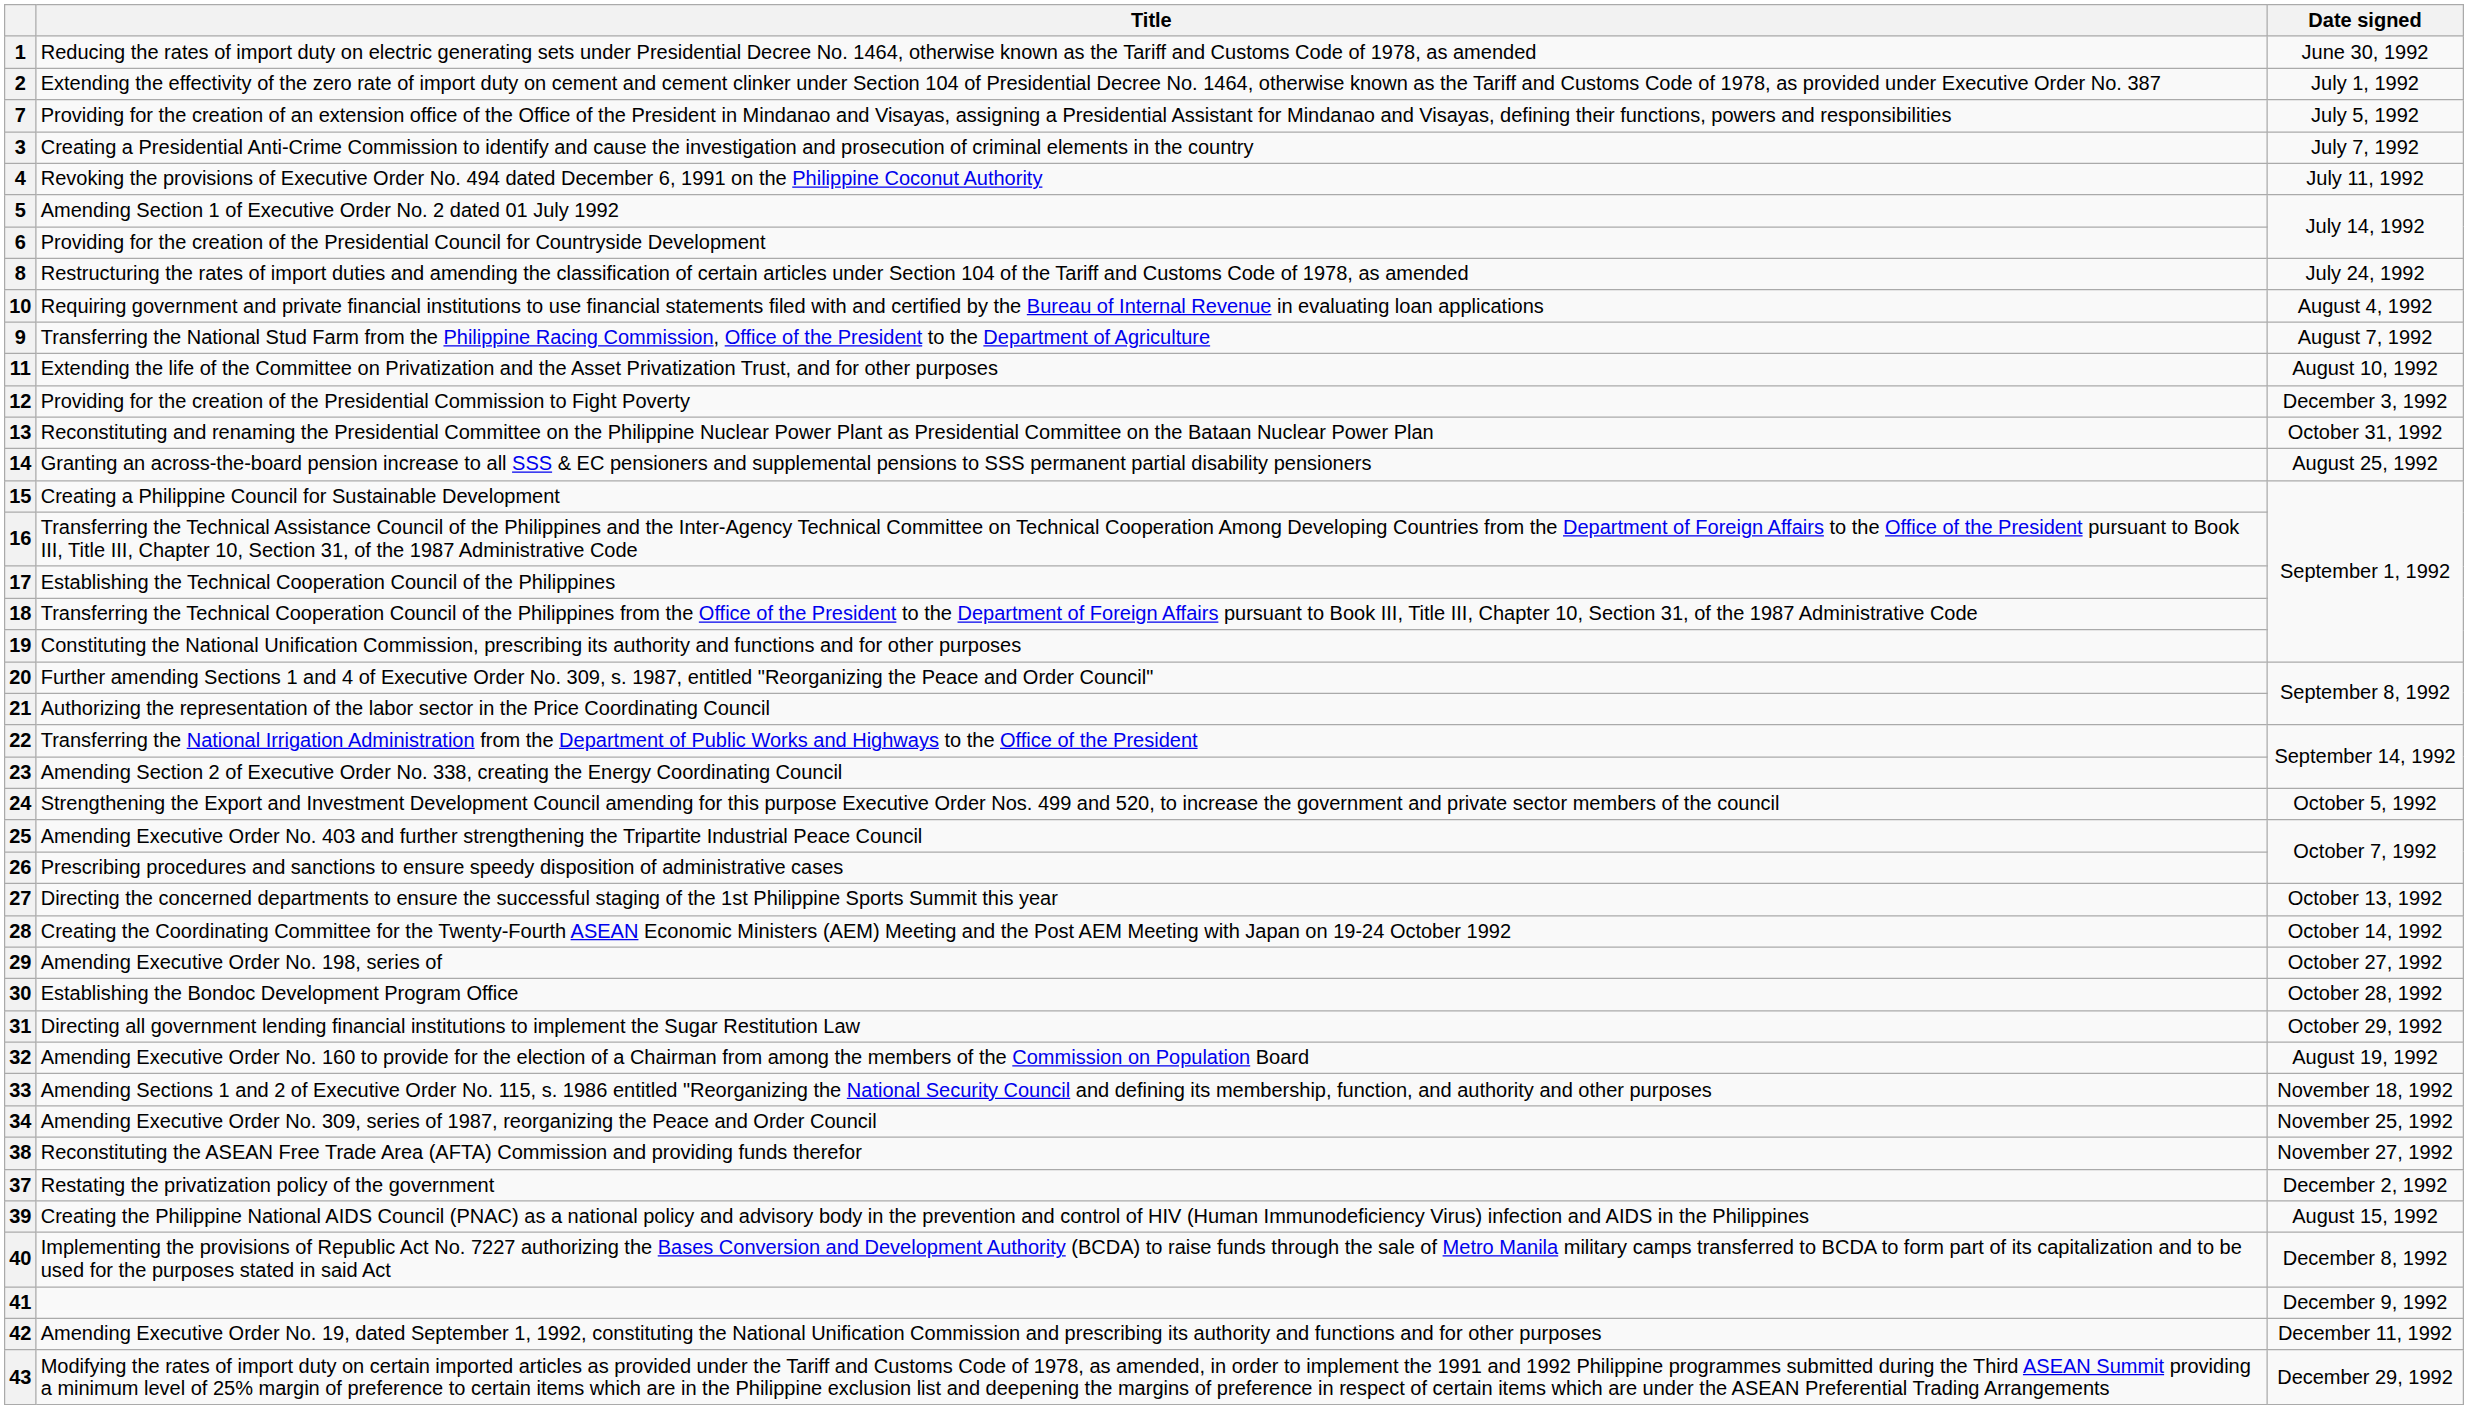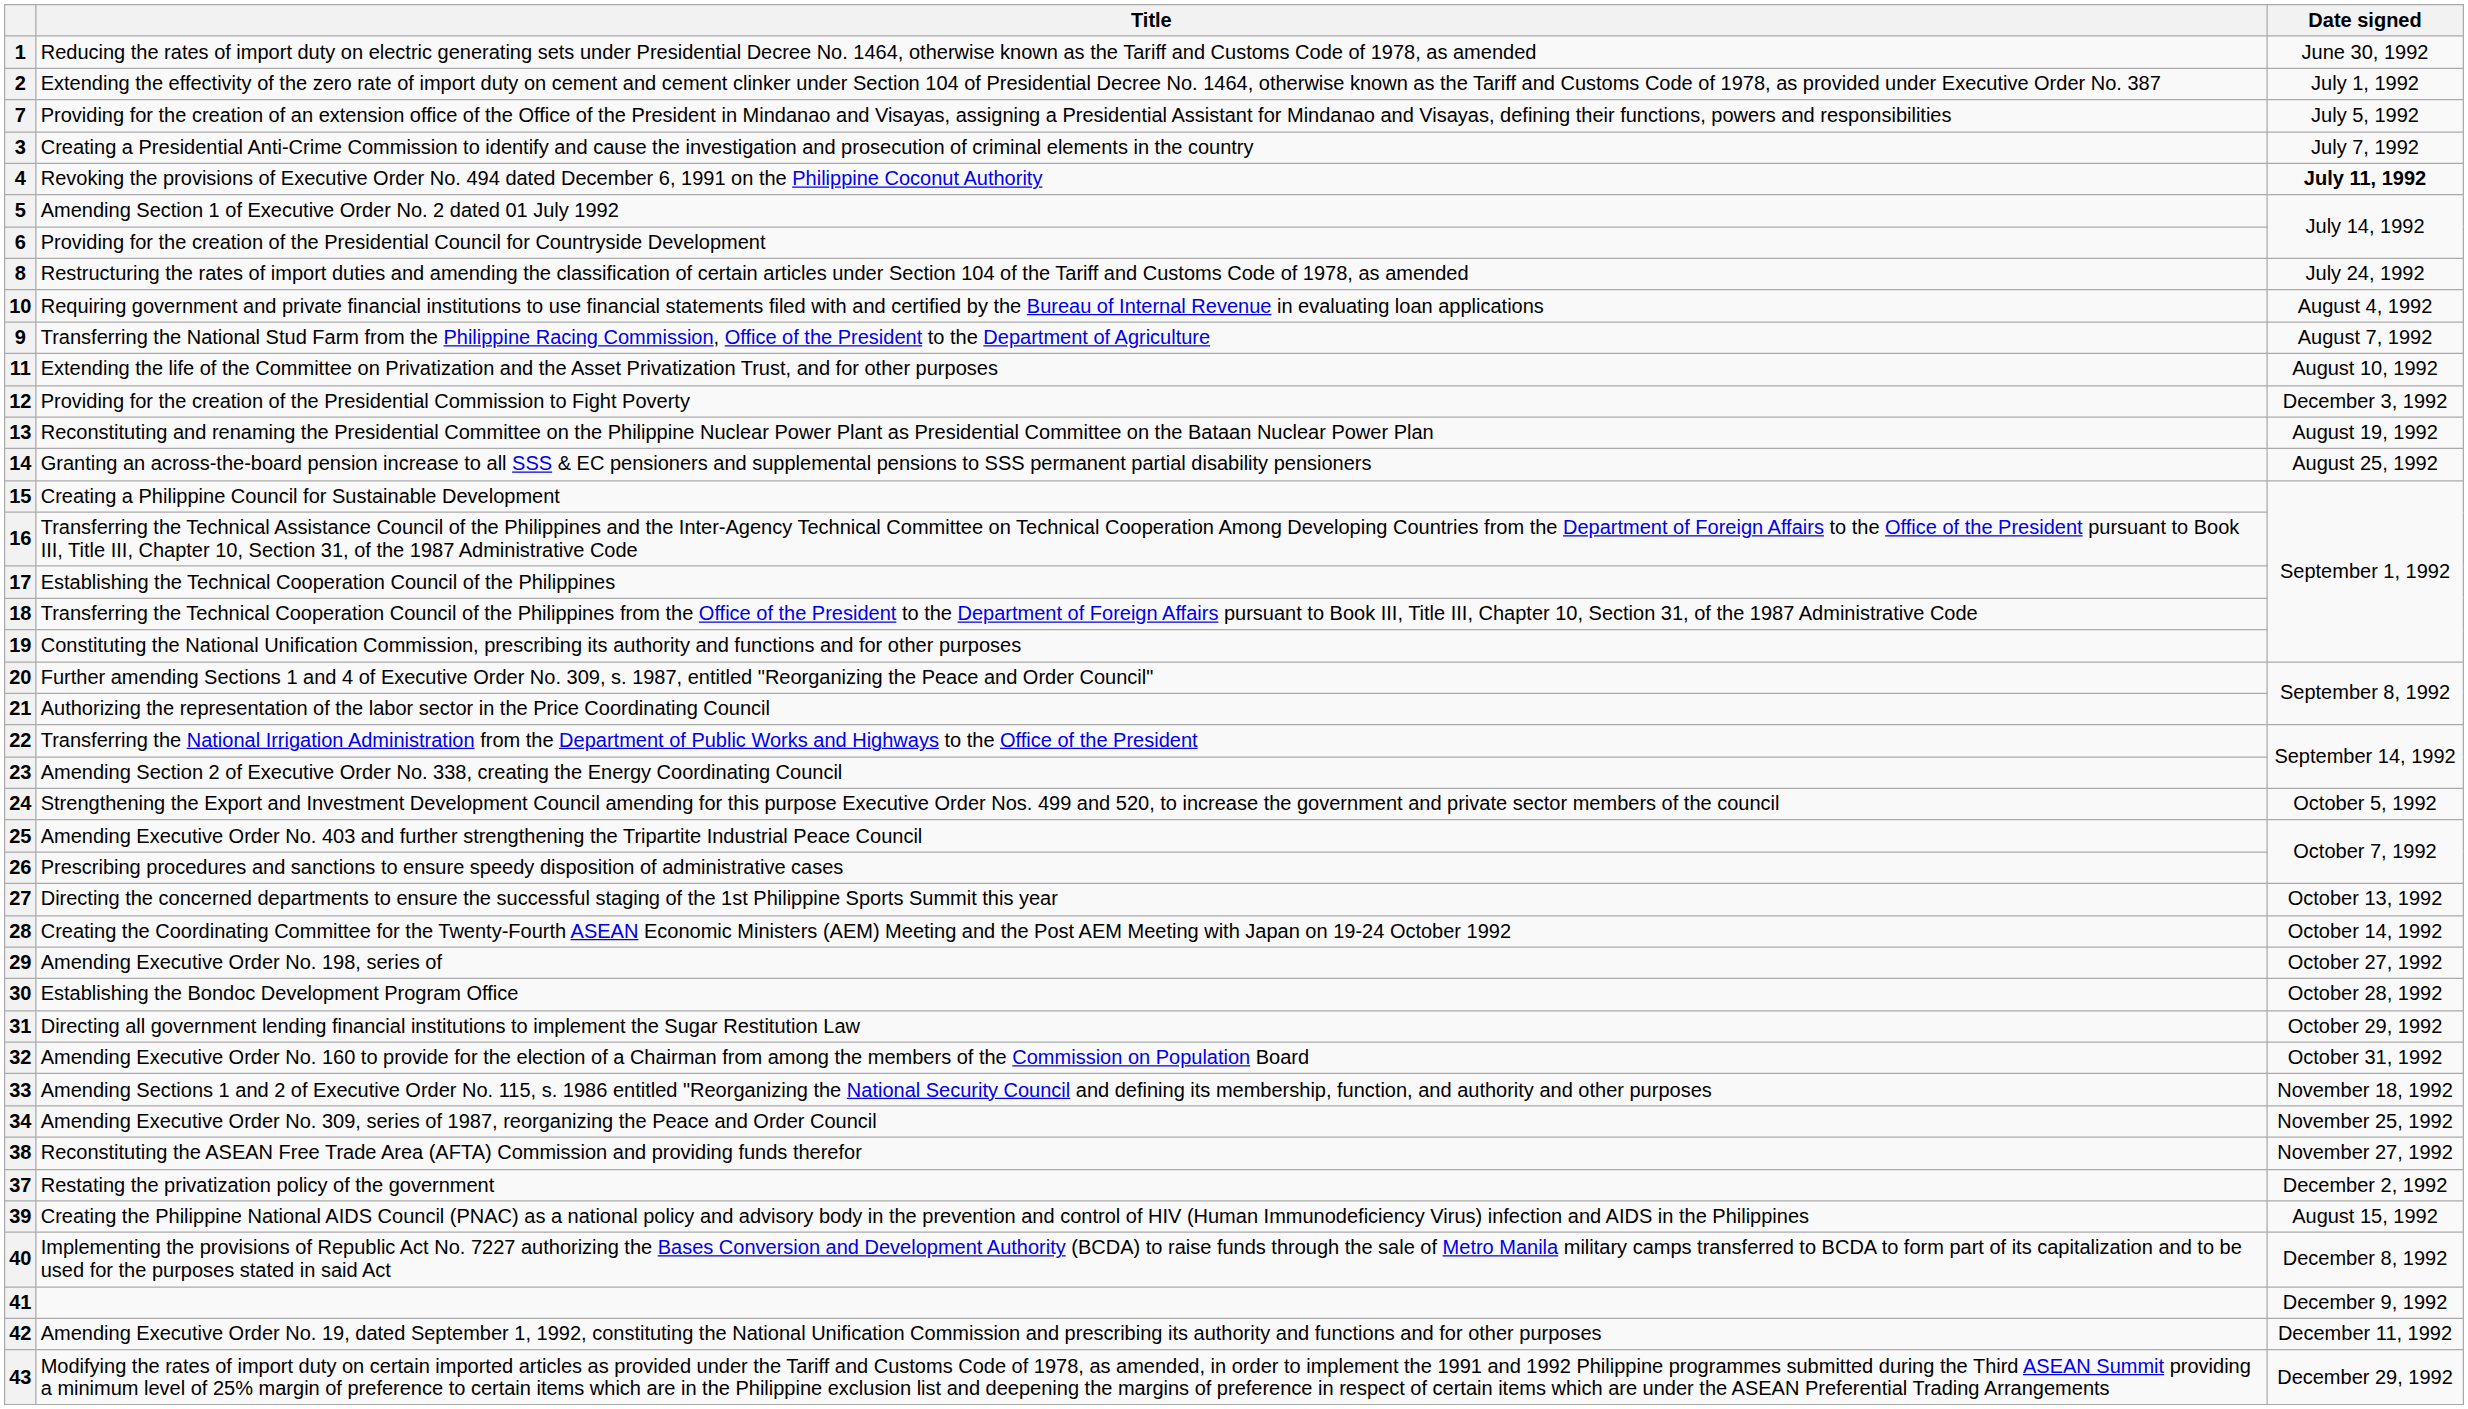(2365, 178) normal -> (2365, 178) bold
(2365, 432) October 31, 1992 -> (2365, 432) August 19, 1992
(2365, 1057) August 19, 1992 -> (2365, 1057) October 31, 1992
